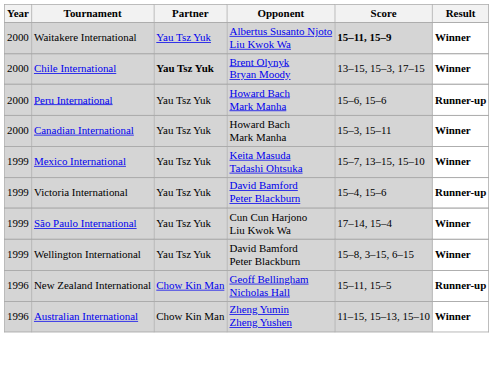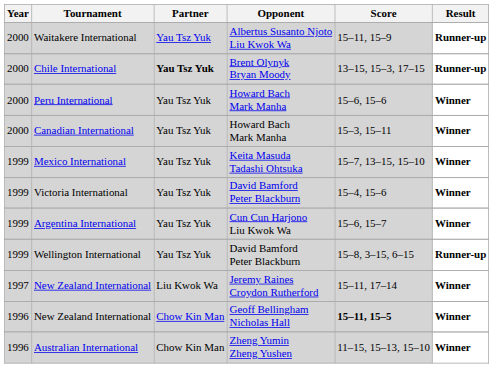(364, 38) bold -> (364, 38) normal
(453, 38) Winner -> (461, 38) Runner-up
(453, 69) Winner -> (461, 69) Runner-up
(461, 100) Runner-up -> (453, 100) Winner
(461, 193) Runner-up -> (453, 193) Winner
+ row: (85, 224)
- row: (85, 224)
(453, 255) Winner -> (461, 255) Runner-up
+ row: (93, 286)
(364, 286) normal -> (364, 317) bold
(461, 286) Runner-up -> (453, 317) Winner
